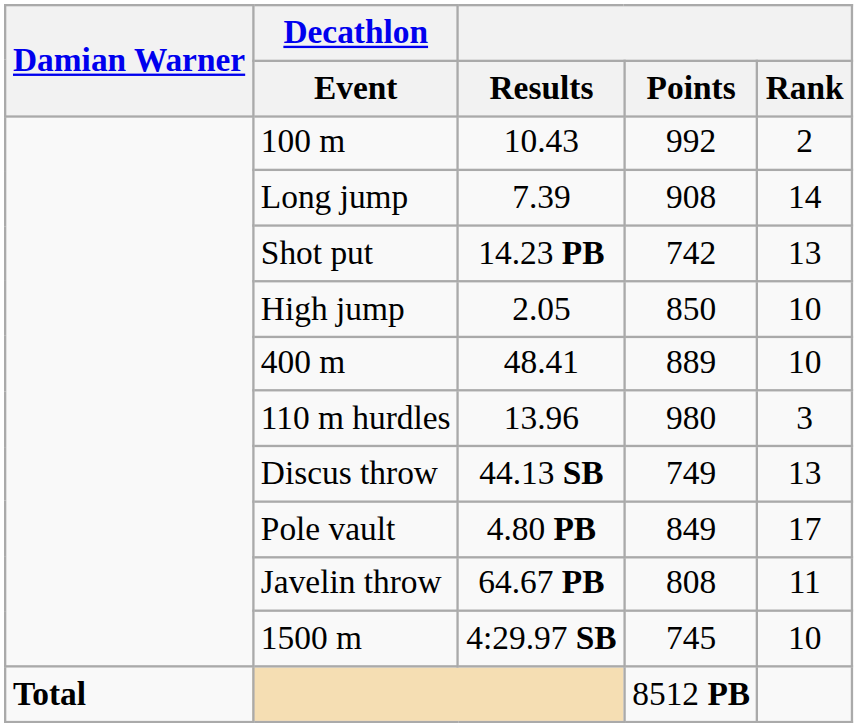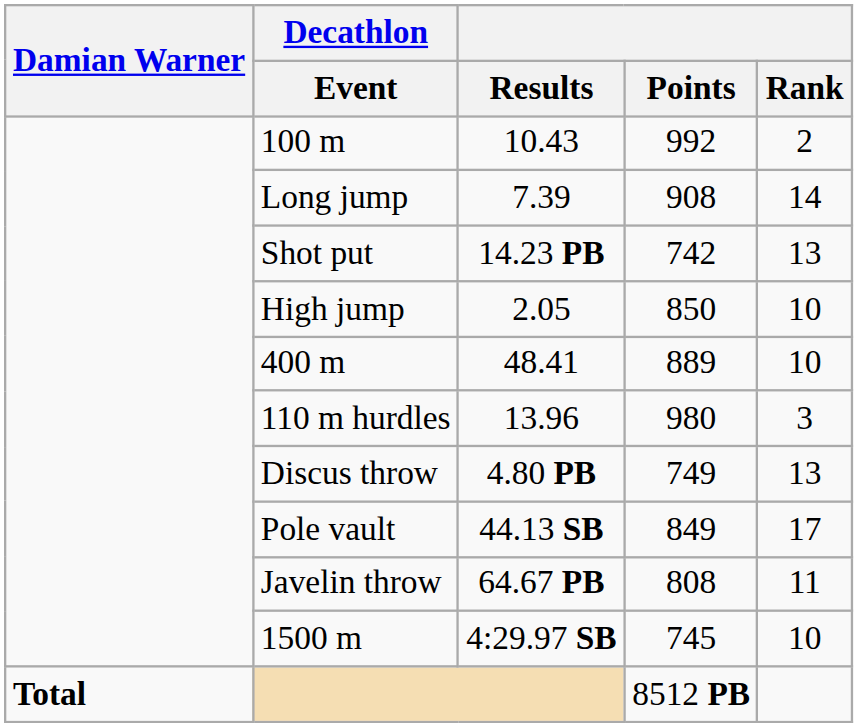(541, 473) 44.13 SB -> (541, 473) 4.80 PB
(541, 528) 4.80 PB -> (541, 528) 44.13 SB
